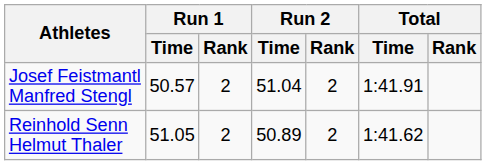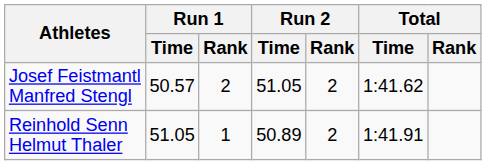(279, 87) 51.04 -> (279, 87) 51.05
(393, 87) 1:41.91 -> (393, 87) 1:41.62
(225, 136) 2 -> (225, 136) 1
(393, 136) 1:41.62 -> (393, 136) 1:41.91
